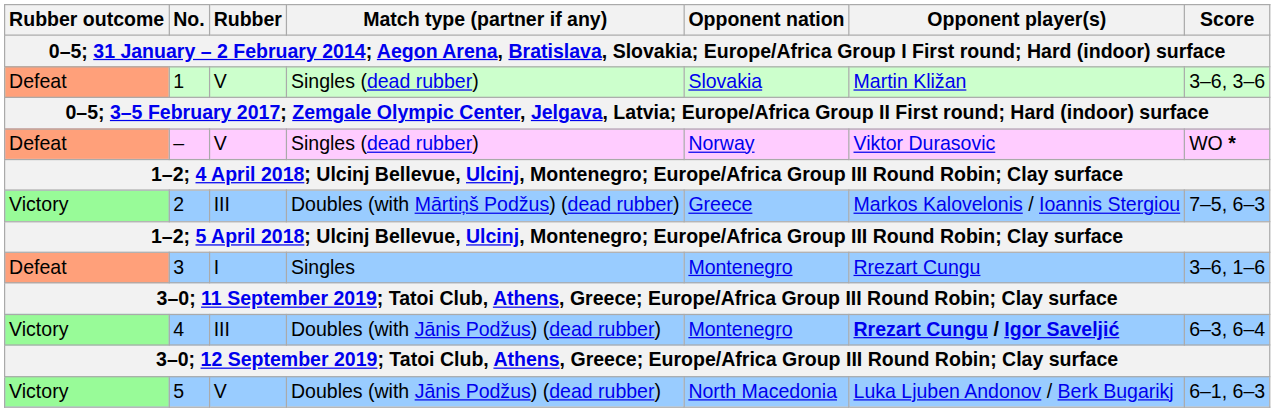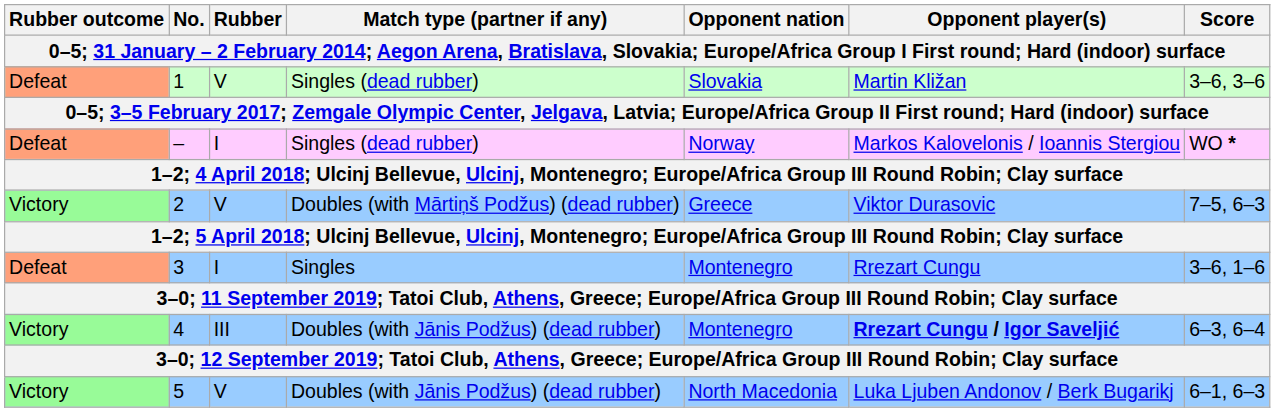(220, 143) V -> (216, 143) I
(924, 143) Viktor Durasovic -> (1017, 143) Markos Kalovelonis / Ioannis Stergiou
(222, 205) III -> (220, 205) V
(1017, 205) Markos Kalovelonis / Ioannis Stergiou -> (924, 205) Viktor Durasovic
